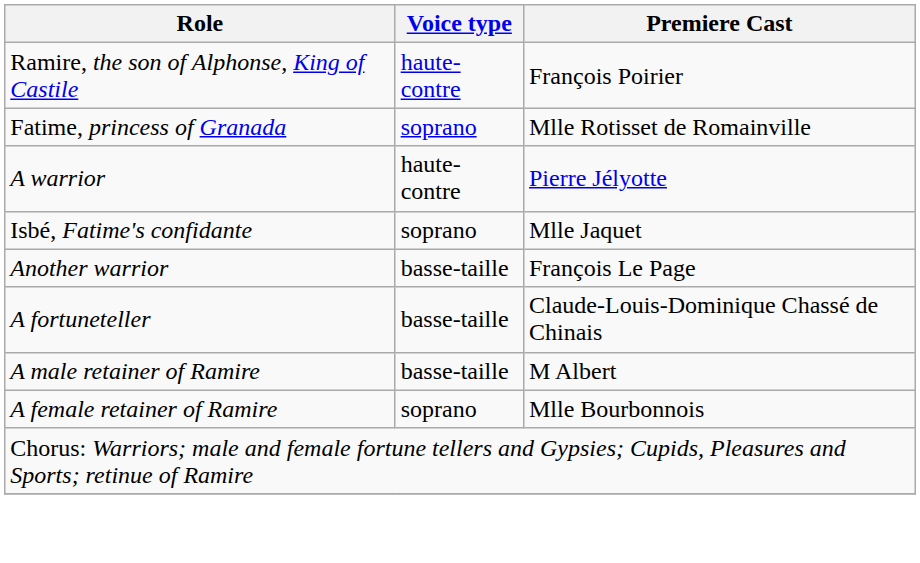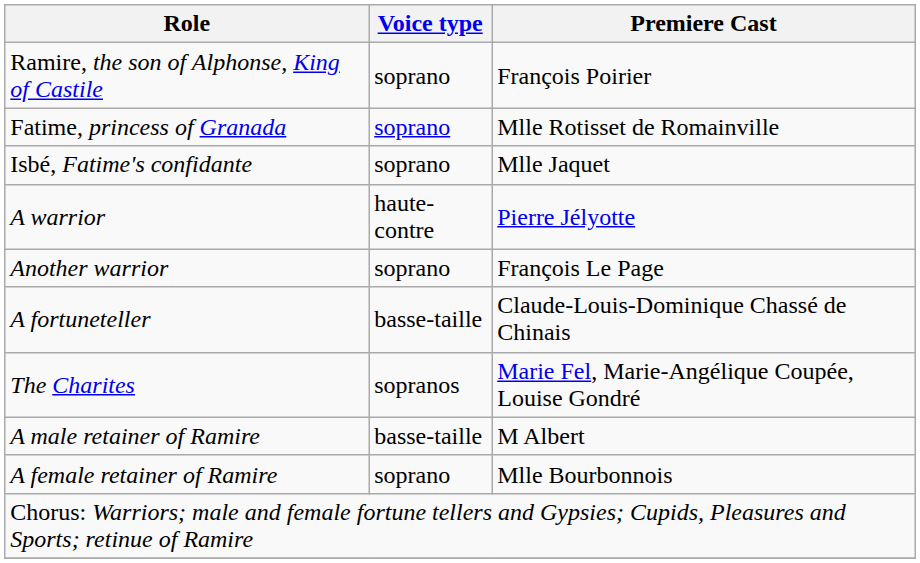(431, 75) haute-contre -> (412, 75) soprano
rows swapped: (131, 229) <-> (58, 178)
(455, 267) basse-taille -> (412, 267) soprano
+ row: (73, 384)
